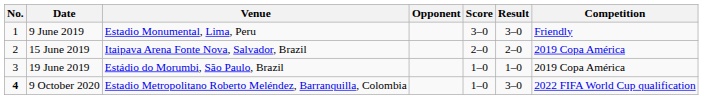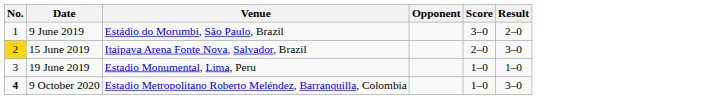- column: (615, 13)
(180, 31) Estadio Monumental, Lima, Peru -> (194, 31) Estádio do Morumbi, São Paulo, Brazil
(513, 31) 3–0 -> (513, 31) 2–0
(15, 49) no background -> (15, 49) gold background
(513, 49) 2–0 -> (513, 49) 3–0
(194, 67) Estádio do Morumbi, São Paulo, Brazil -> (180, 67) Estadio Monumental, Lima, Peru
